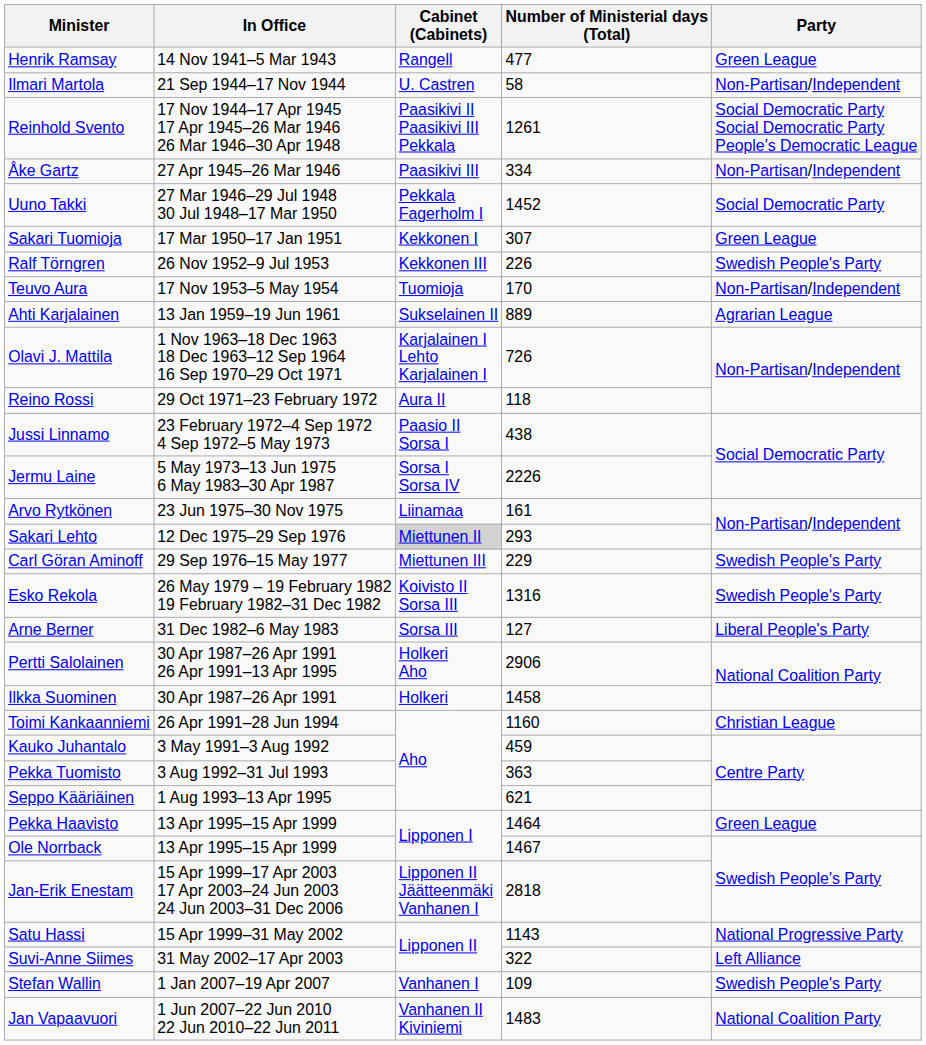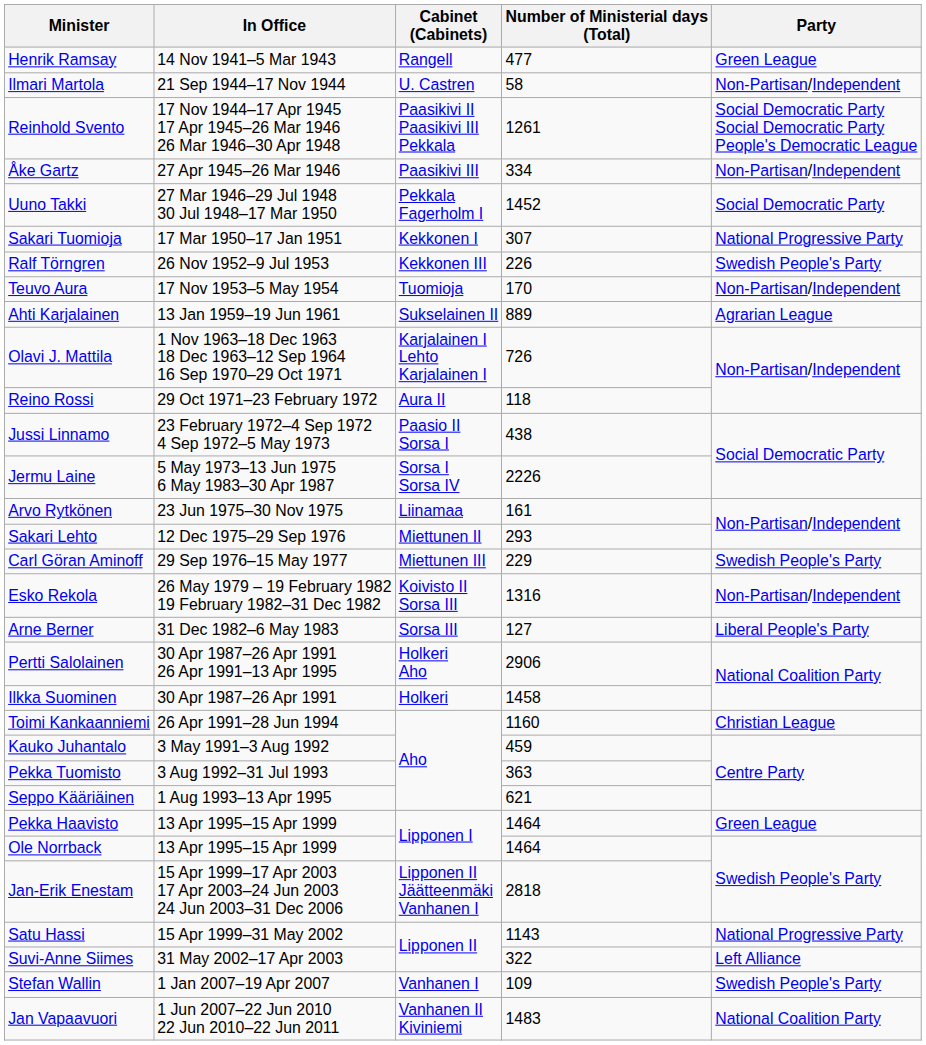(766, 239) Green League -> (809, 239) National Progressive Party
(440, 536) lightgrey background -> (440, 536) no background
(798, 595) Swedish People's Party -> (808, 595) Non-Partisan/Independent
(523, 848) 1467 -> (523, 848) 1464
